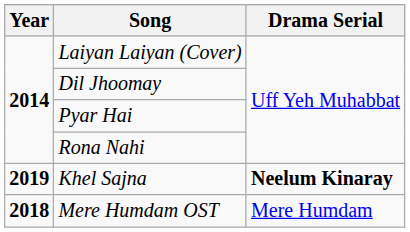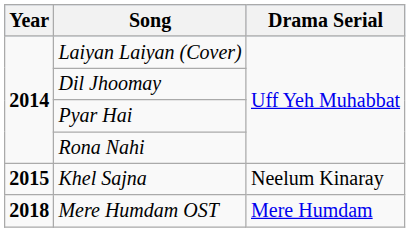(29, 178) 2019 -> (29, 178) 2015
(322, 178) bold -> (317, 178) normal
